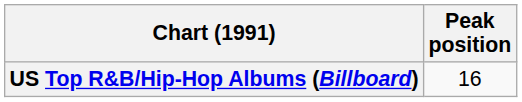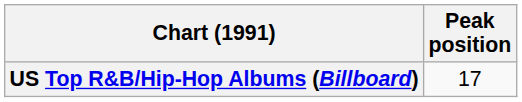(470, 79) 16 -> (470, 79) 17
